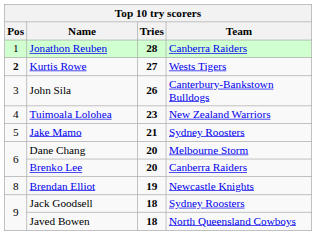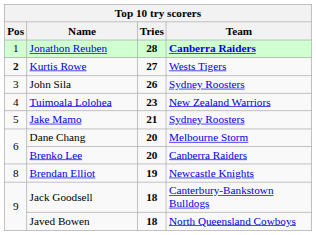(208, 48) normal -> (212, 48) bold
(221, 90) Canterbury-Bankstown Bulldogs -> (207, 84) Sydney Roosters
(207, 203) Sydney Roosters -> (221, 197) Canterbury-Bankstown Bulldogs
